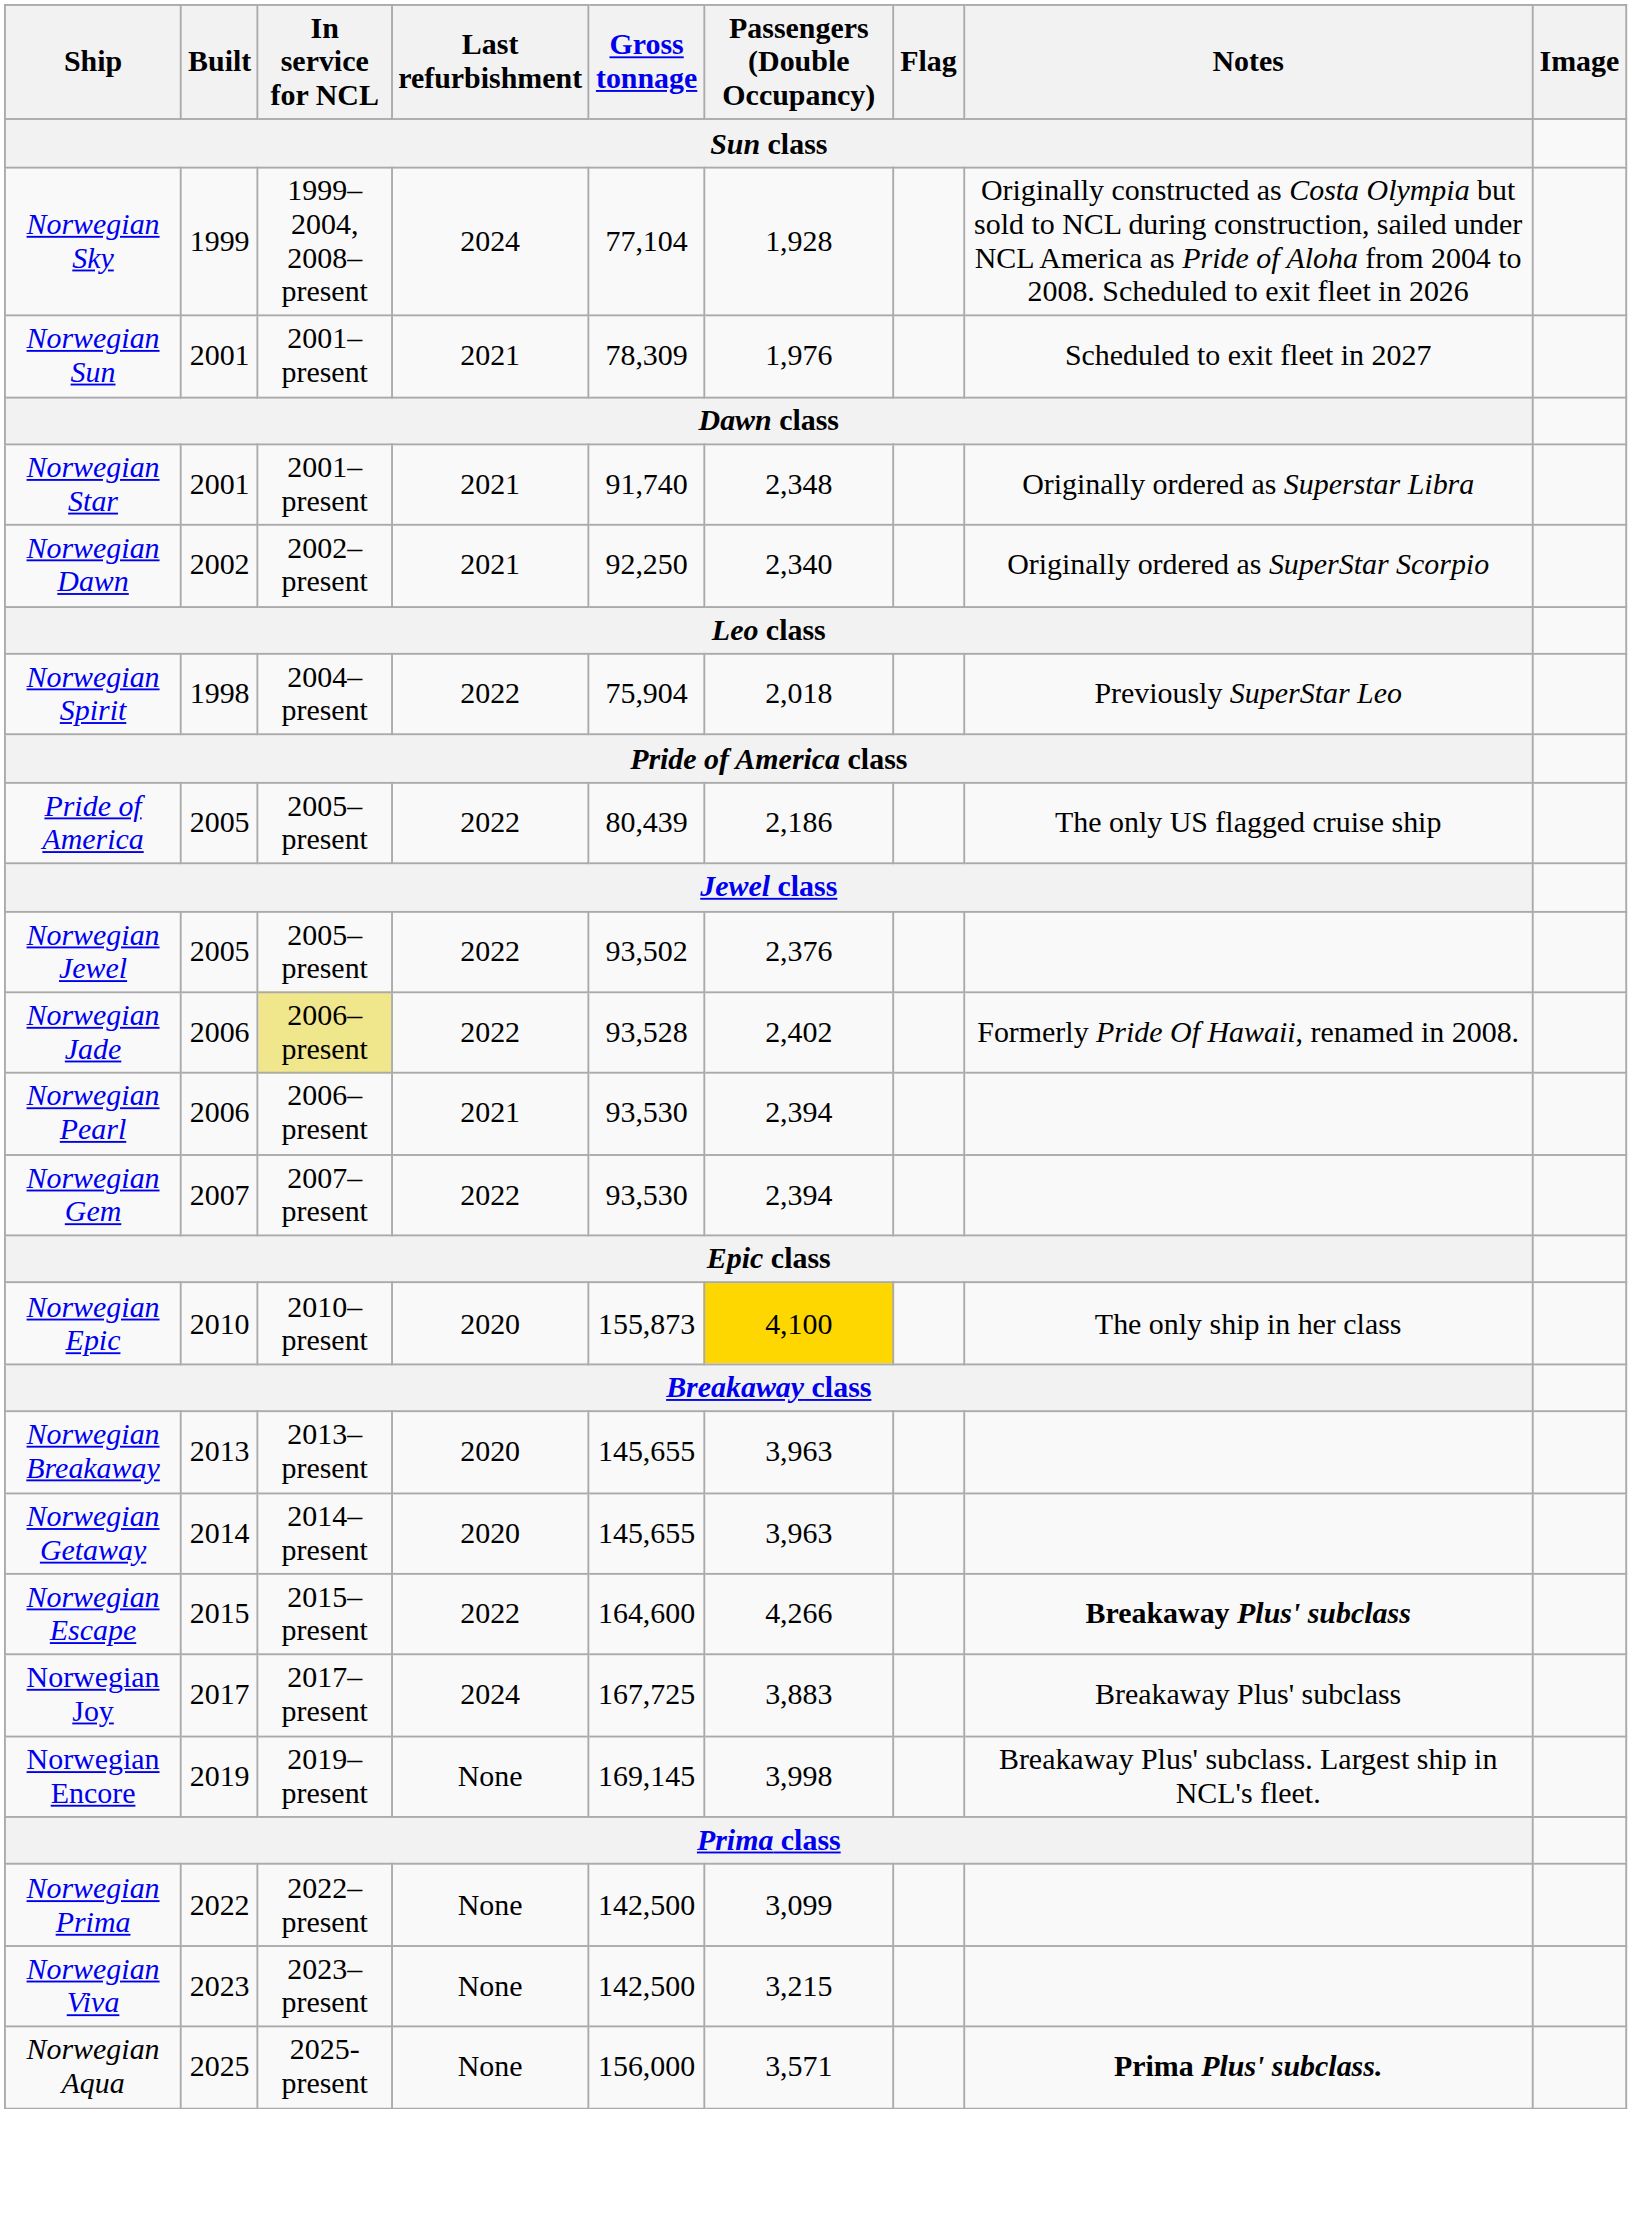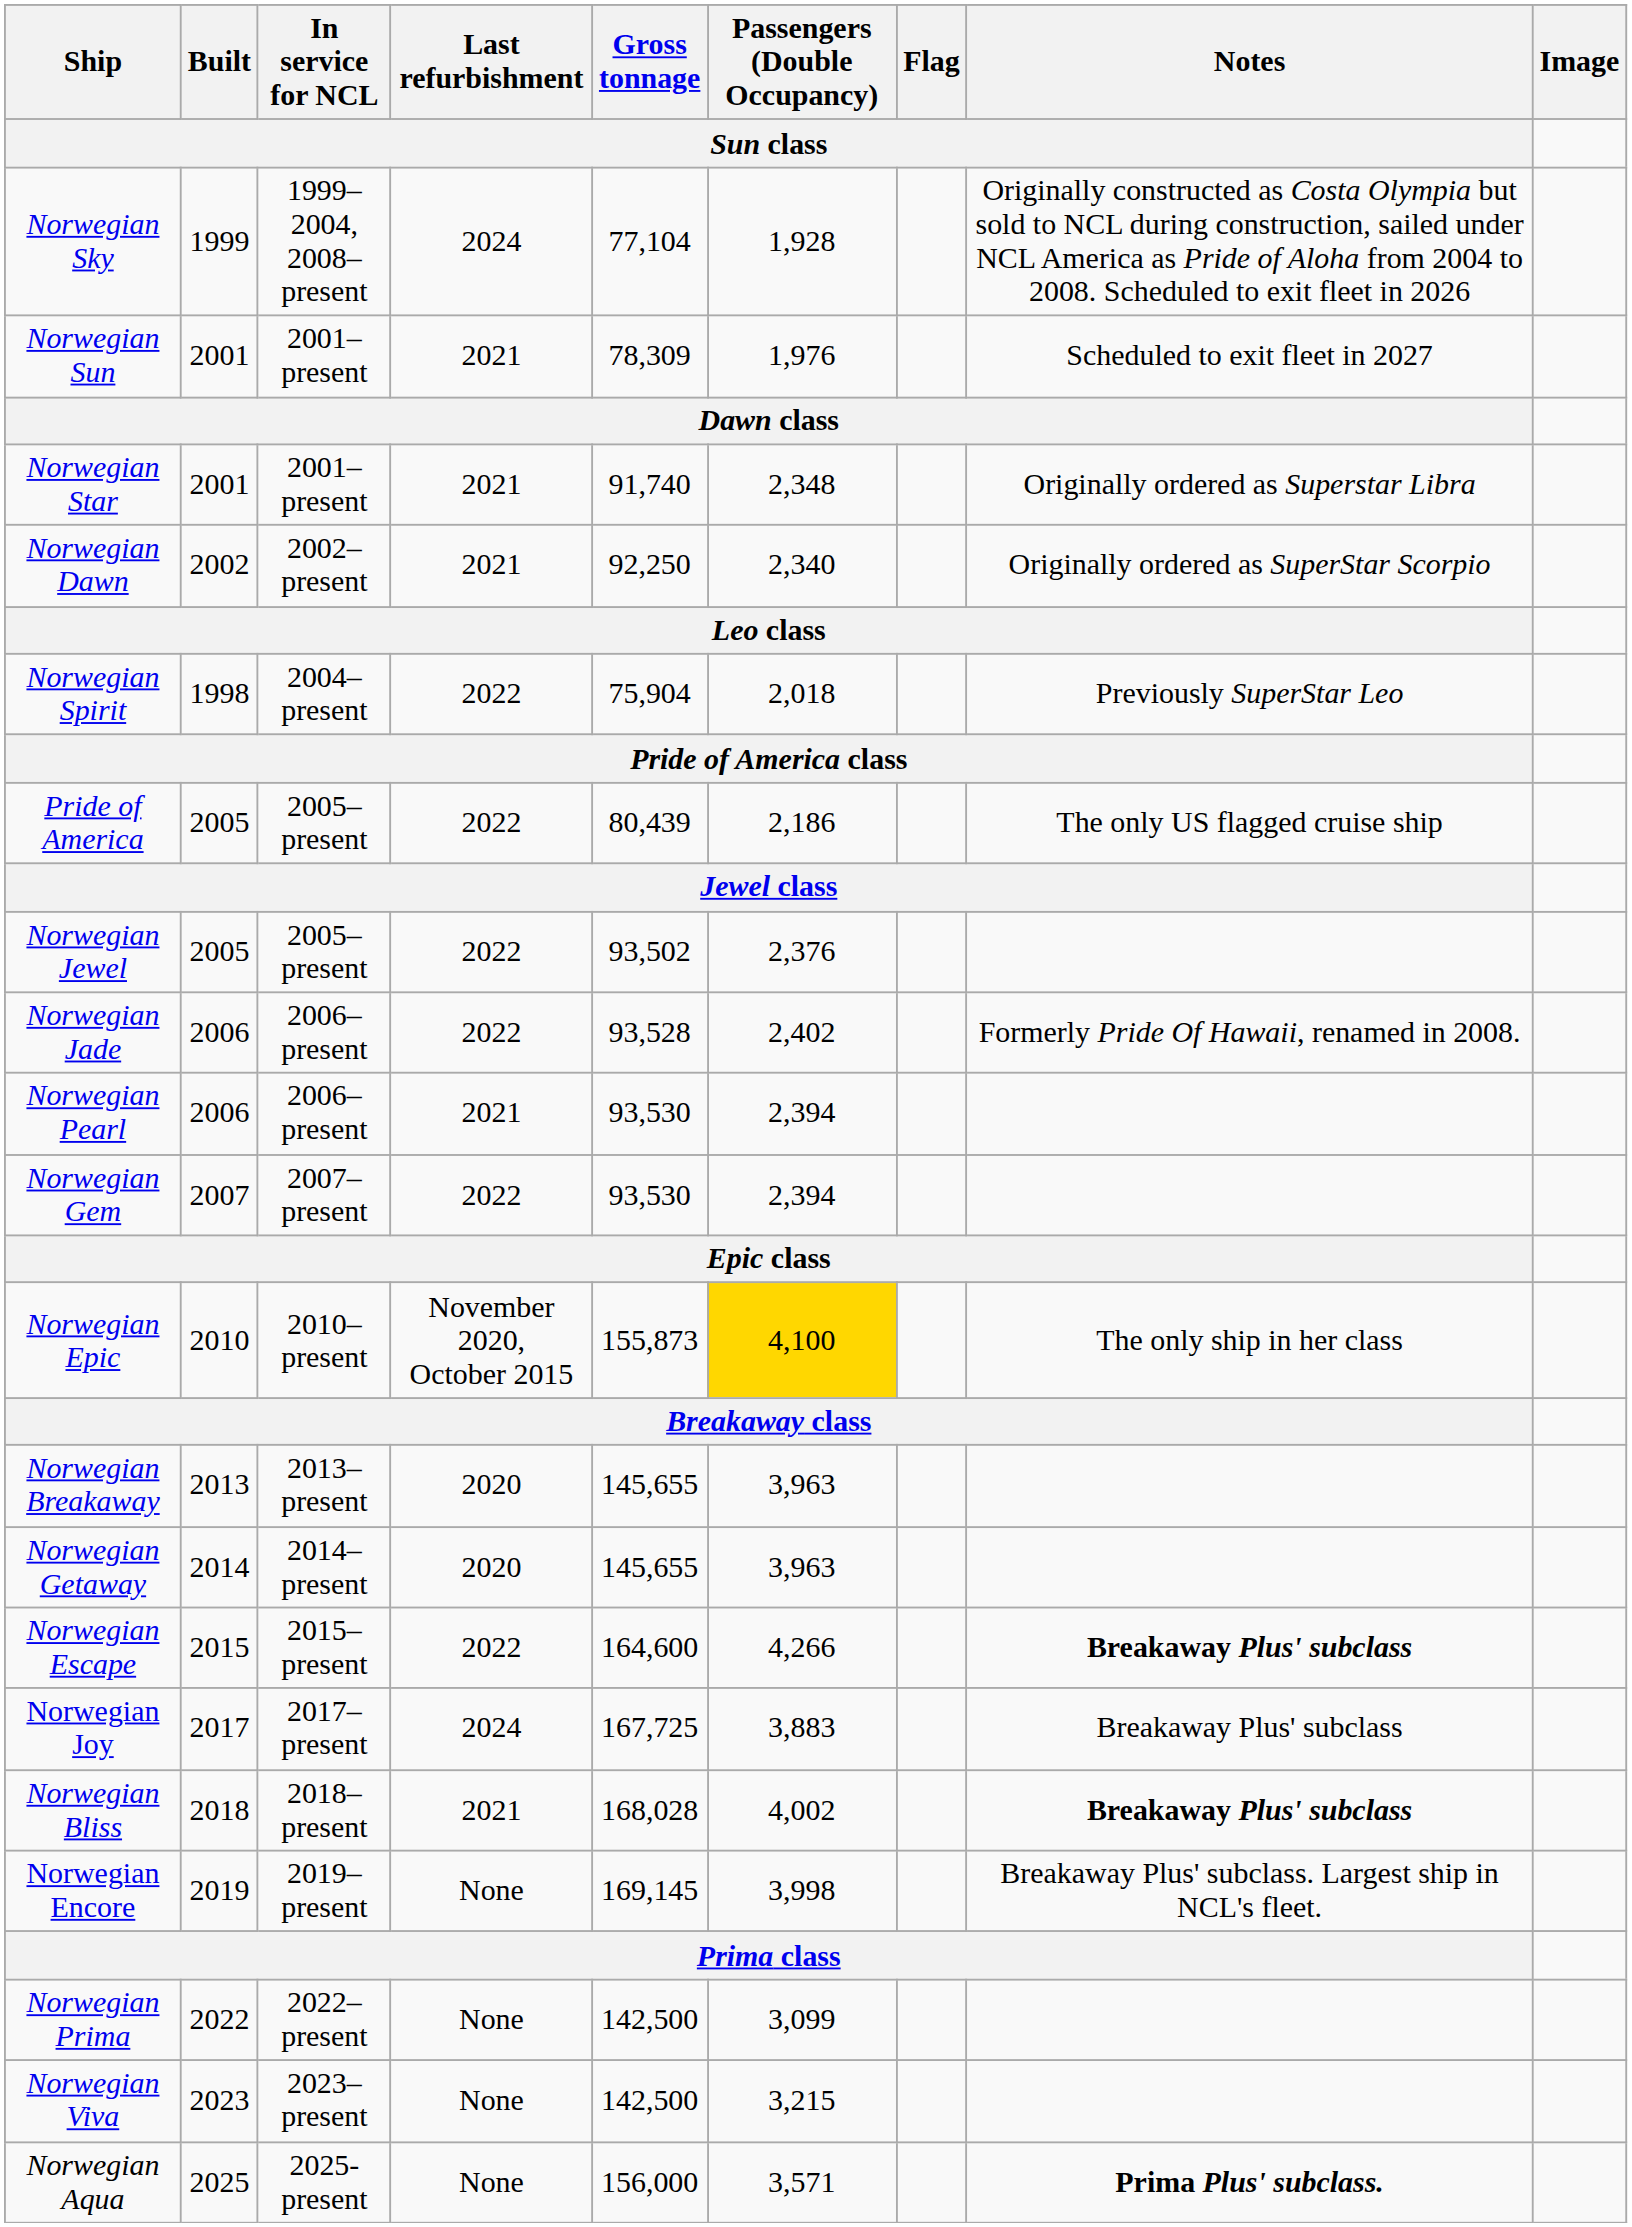(325, 1032) khaki background -> (324, 1032) no background
(490, 1322) 2020 -> (491, 1339) November 2020, October 2015
+ row: (93, 1809)
